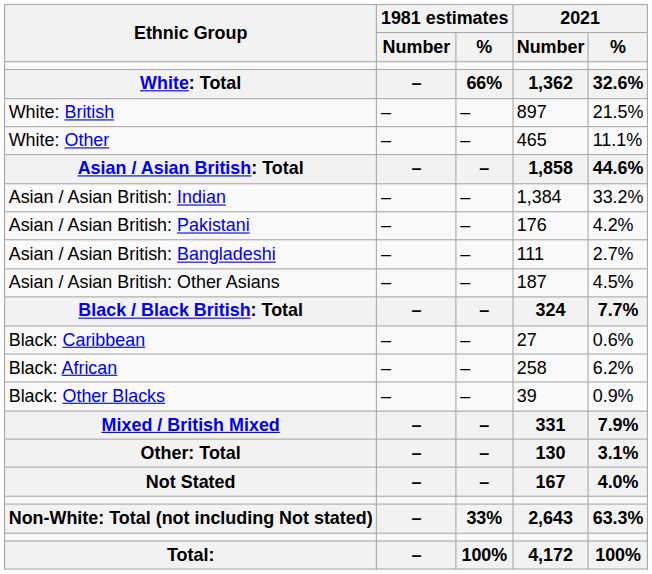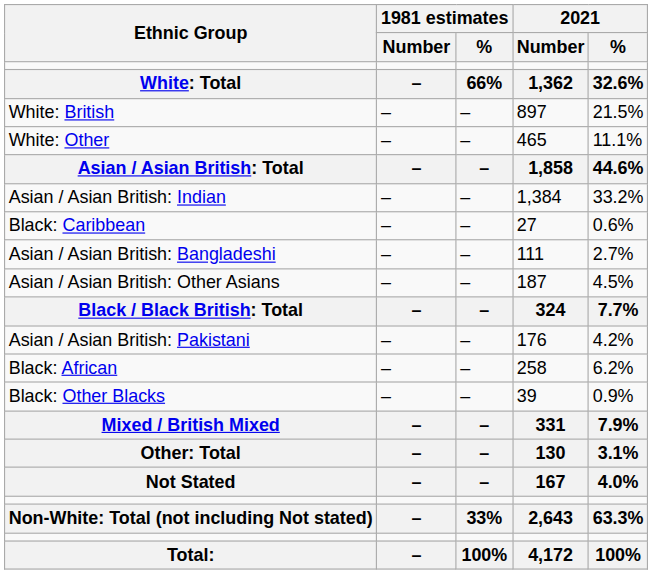rows swapped: (129, 225) <-> (77, 339)
